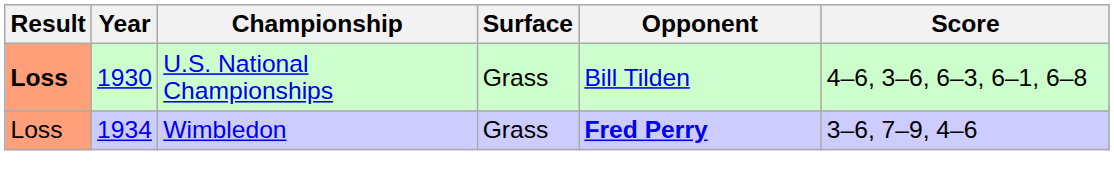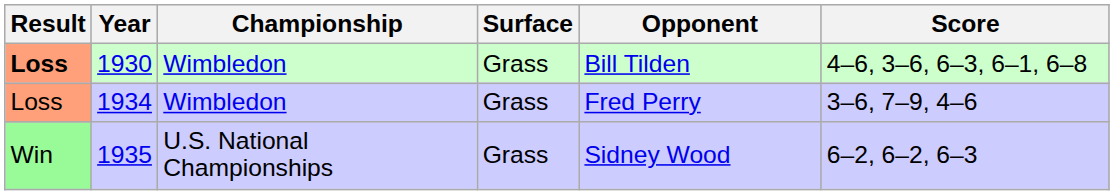(248, 76) U.S. National Championships -> (225, 63) Wimbledon
(646, 129) bold -> (643, 102) normal
+ row: (125, 155)
